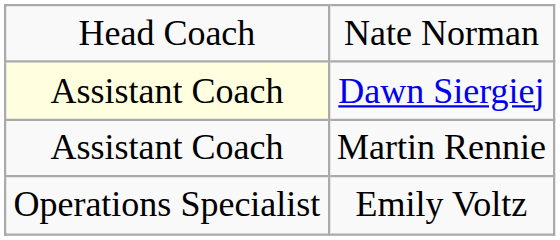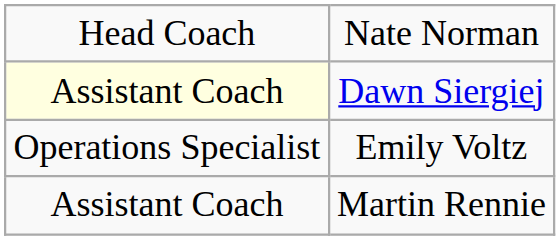rows swapped: (441, 147) <-> (441, 204)
